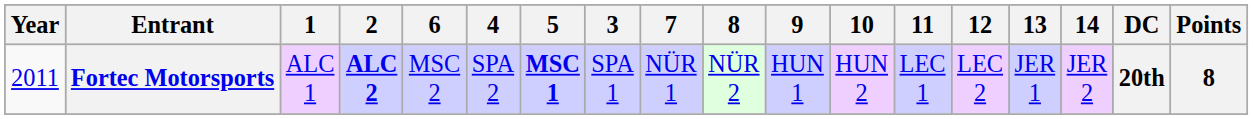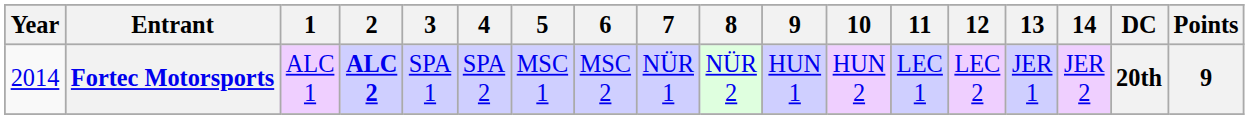columns swapped: (613, 24) <-> (435, 24)
(35, 78) 2011 -> (35, 78) 2014
(553, 78) bold -> (542, 78) normal
(1209, 78) 8 -> (1206, 78) 9
